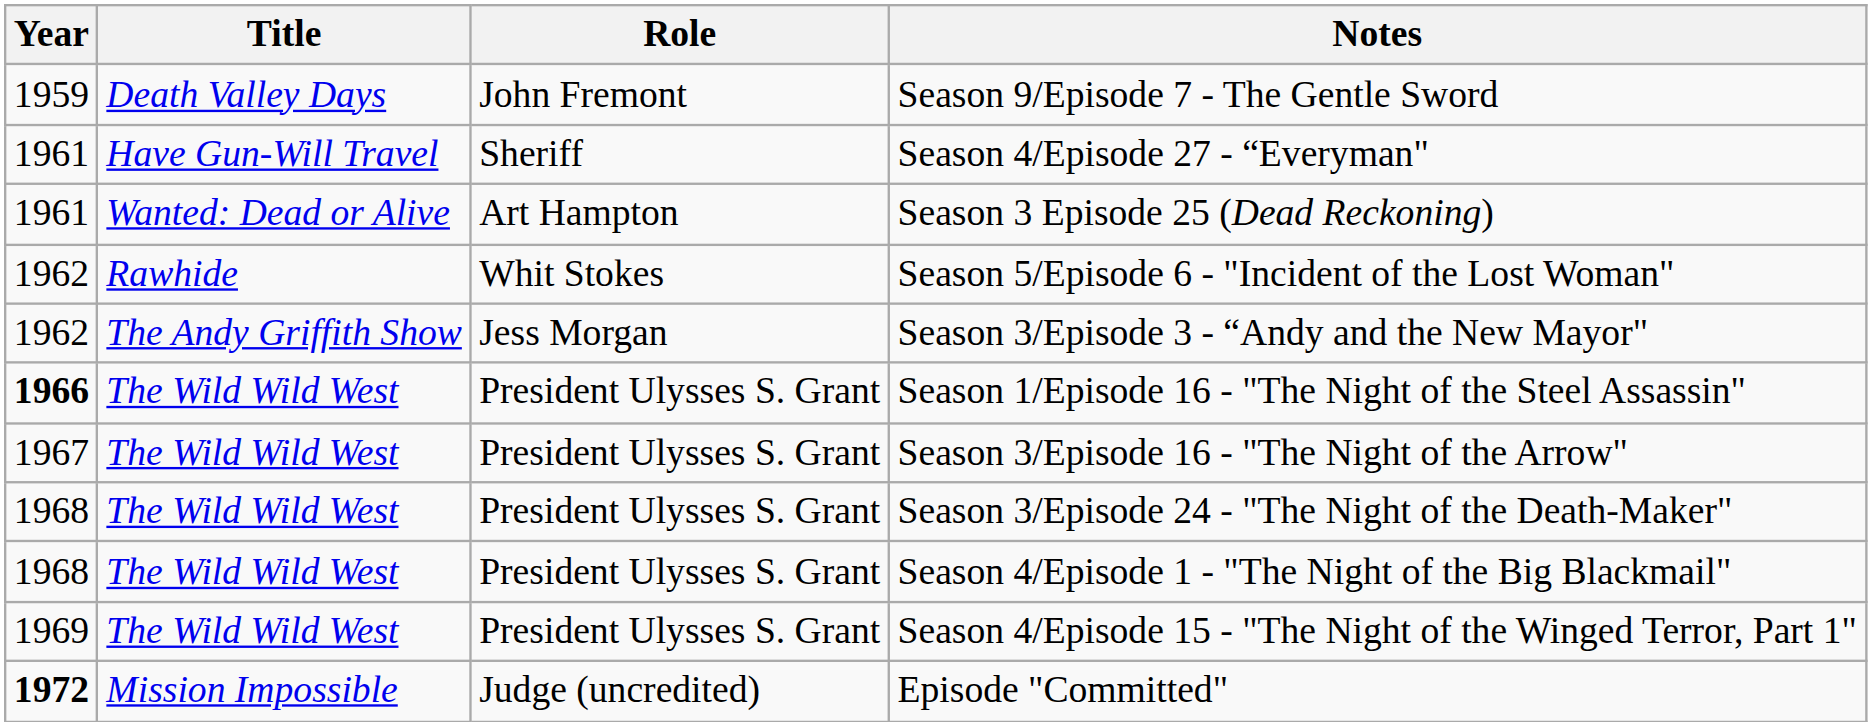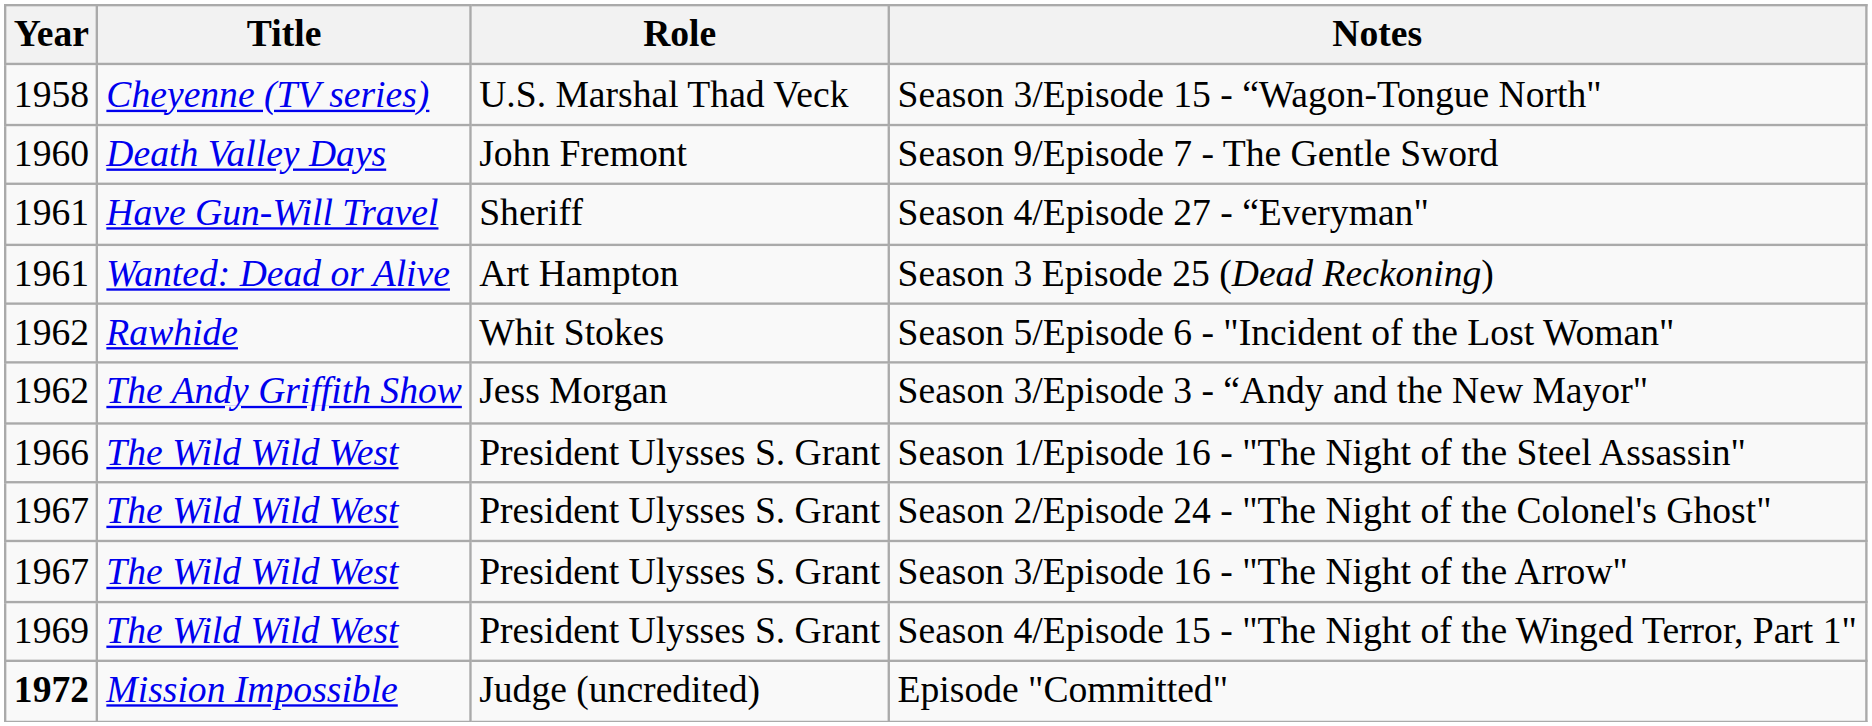+ row: (1250, 93)
(51, 93) 1959 -> (51, 153) 1960
(51, 392) bold -> (51, 451) normal
+ row: (1335, 511)
- row: (1315, 511)
- row: (1314, 570)
